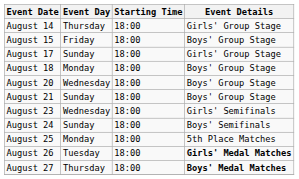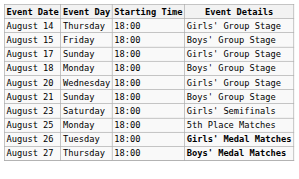(231, 82) Boys' Group Stage -> (234, 82) Girls' Group Stage
(87, 111) Wednesday -> (84, 111) Saturday
- row: (30, 125)
